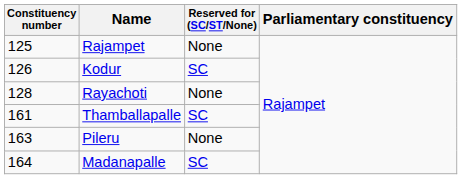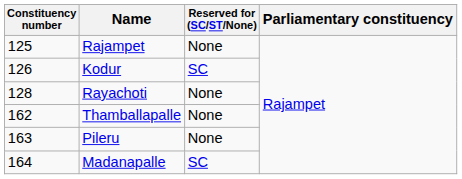(20, 116) 161 -> (20, 116) 162
(198, 116) SC -> (205, 116) None
